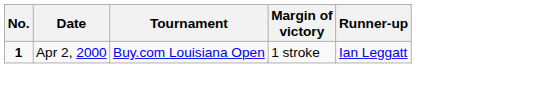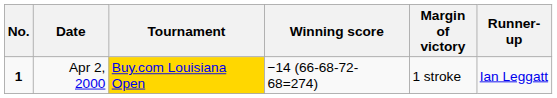+ column: (337, 31)
(189, 52) no background -> (169, 75) gold background
